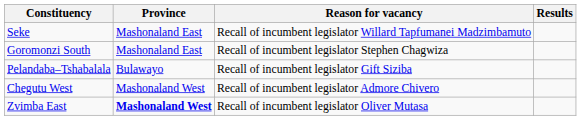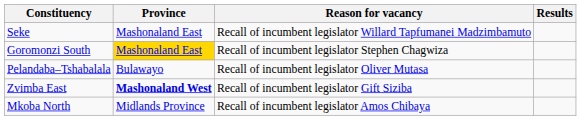(159, 50) no background -> (159, 50) gold background
(314, 69) Recall of incumbent legislator Gift Siziba -> (323, 69) Recall of incumbent legislator Oliver Mutasa
- row: (40, 87)
(323, 106) Recall of incumbent legislator Oliver Mutasa -> (314, 87) Recall of incumbent legislator Gift Siziba
+ row: (39, 106)
